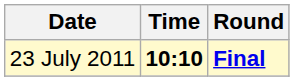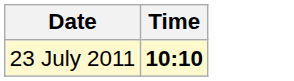- column: (249, 22)
